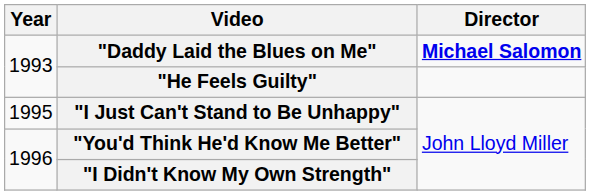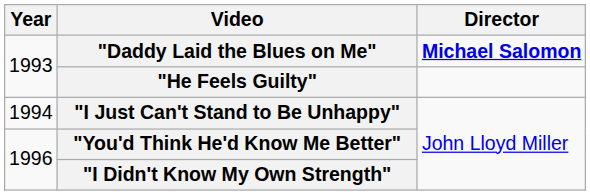(31, 112) 1995 -> (31, 112) 1994
